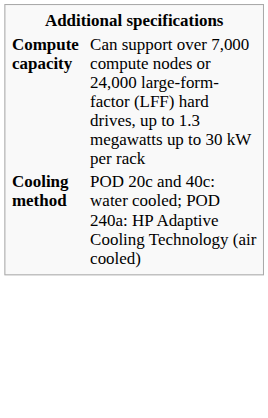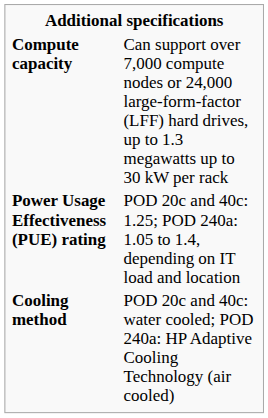+ row: (59, 220)
